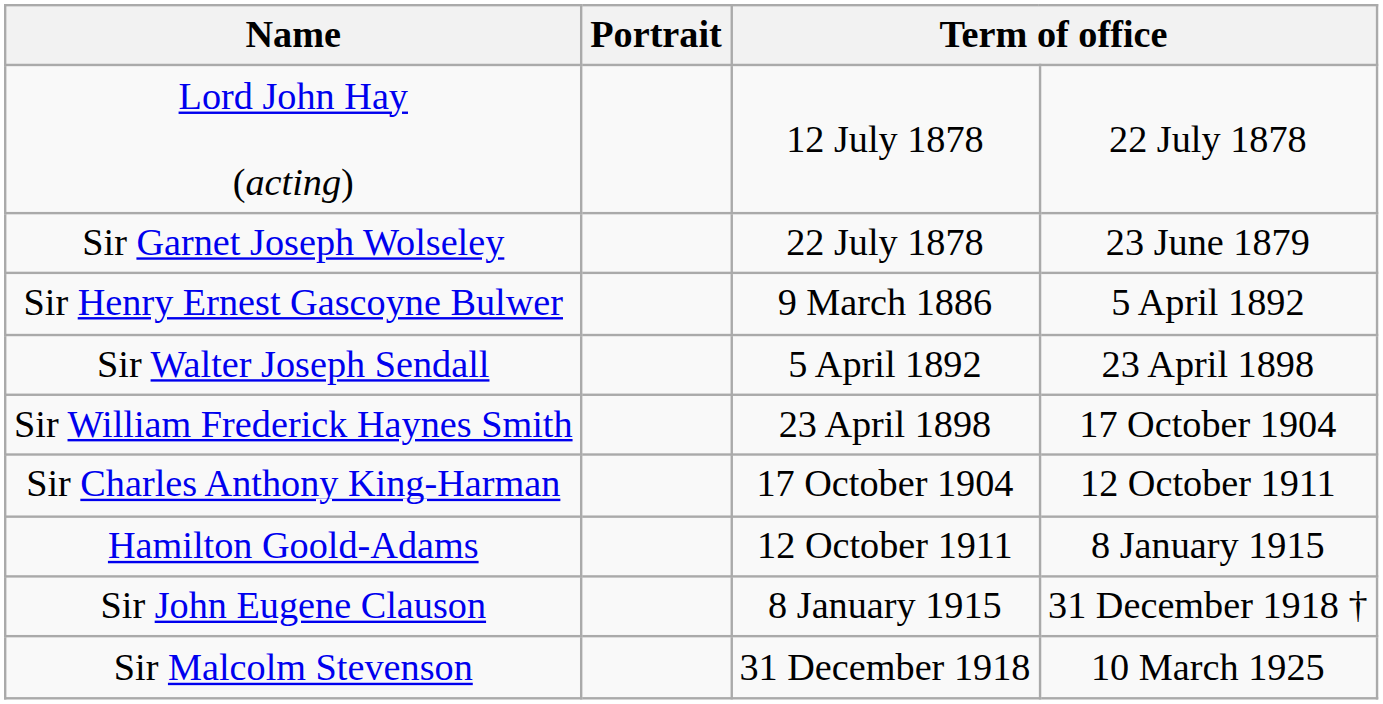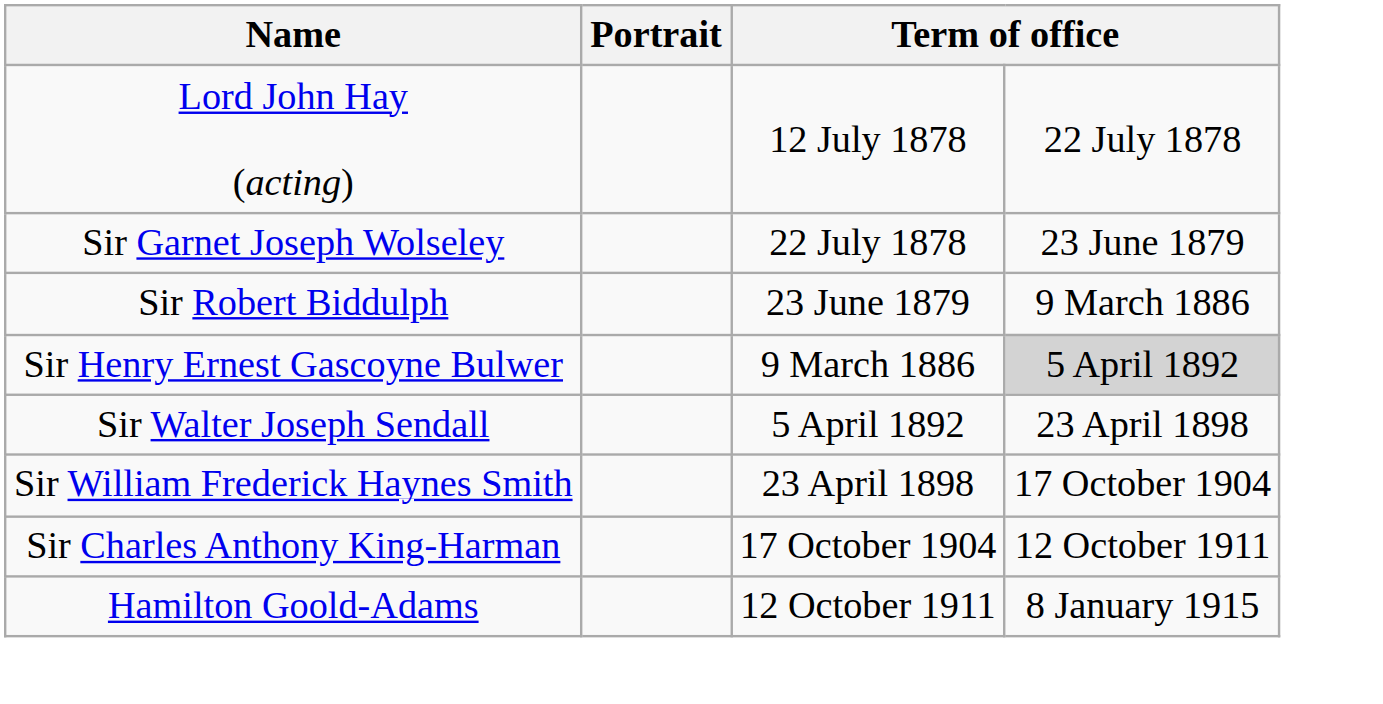+ row: (293, 302)
(1208, 302) no background -> (1143, 363) lightgrey background
- row: (293, 606)
- row: (293, 666)
